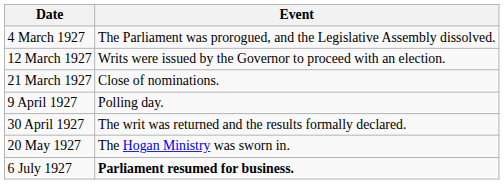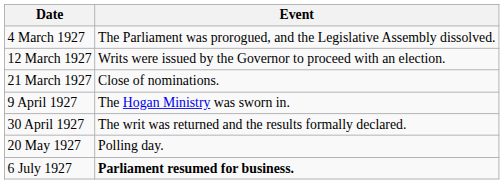(131, 102) Polling day. -> (194, 102) The Hogan Ministry was sworn in.
(194, 146) The Hogan Ministry was sworn in. -> (131, 146) Polling day.
